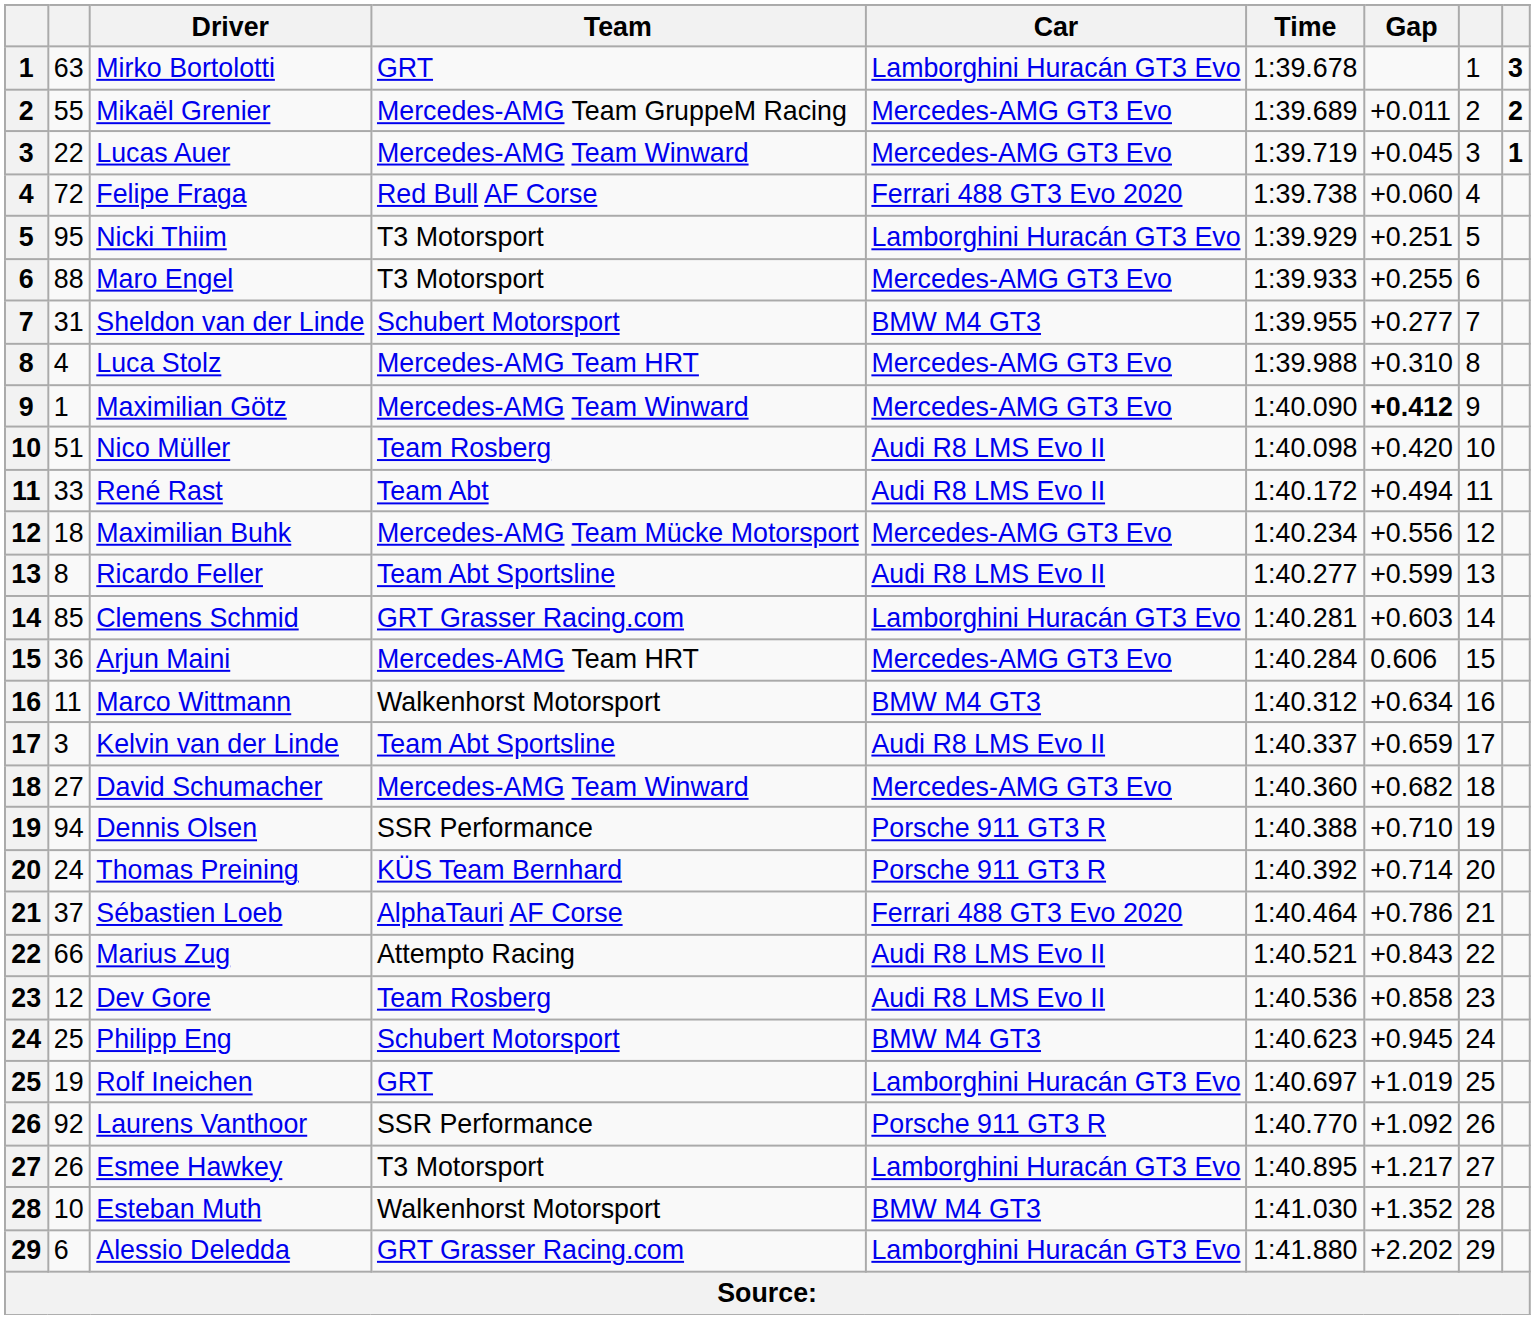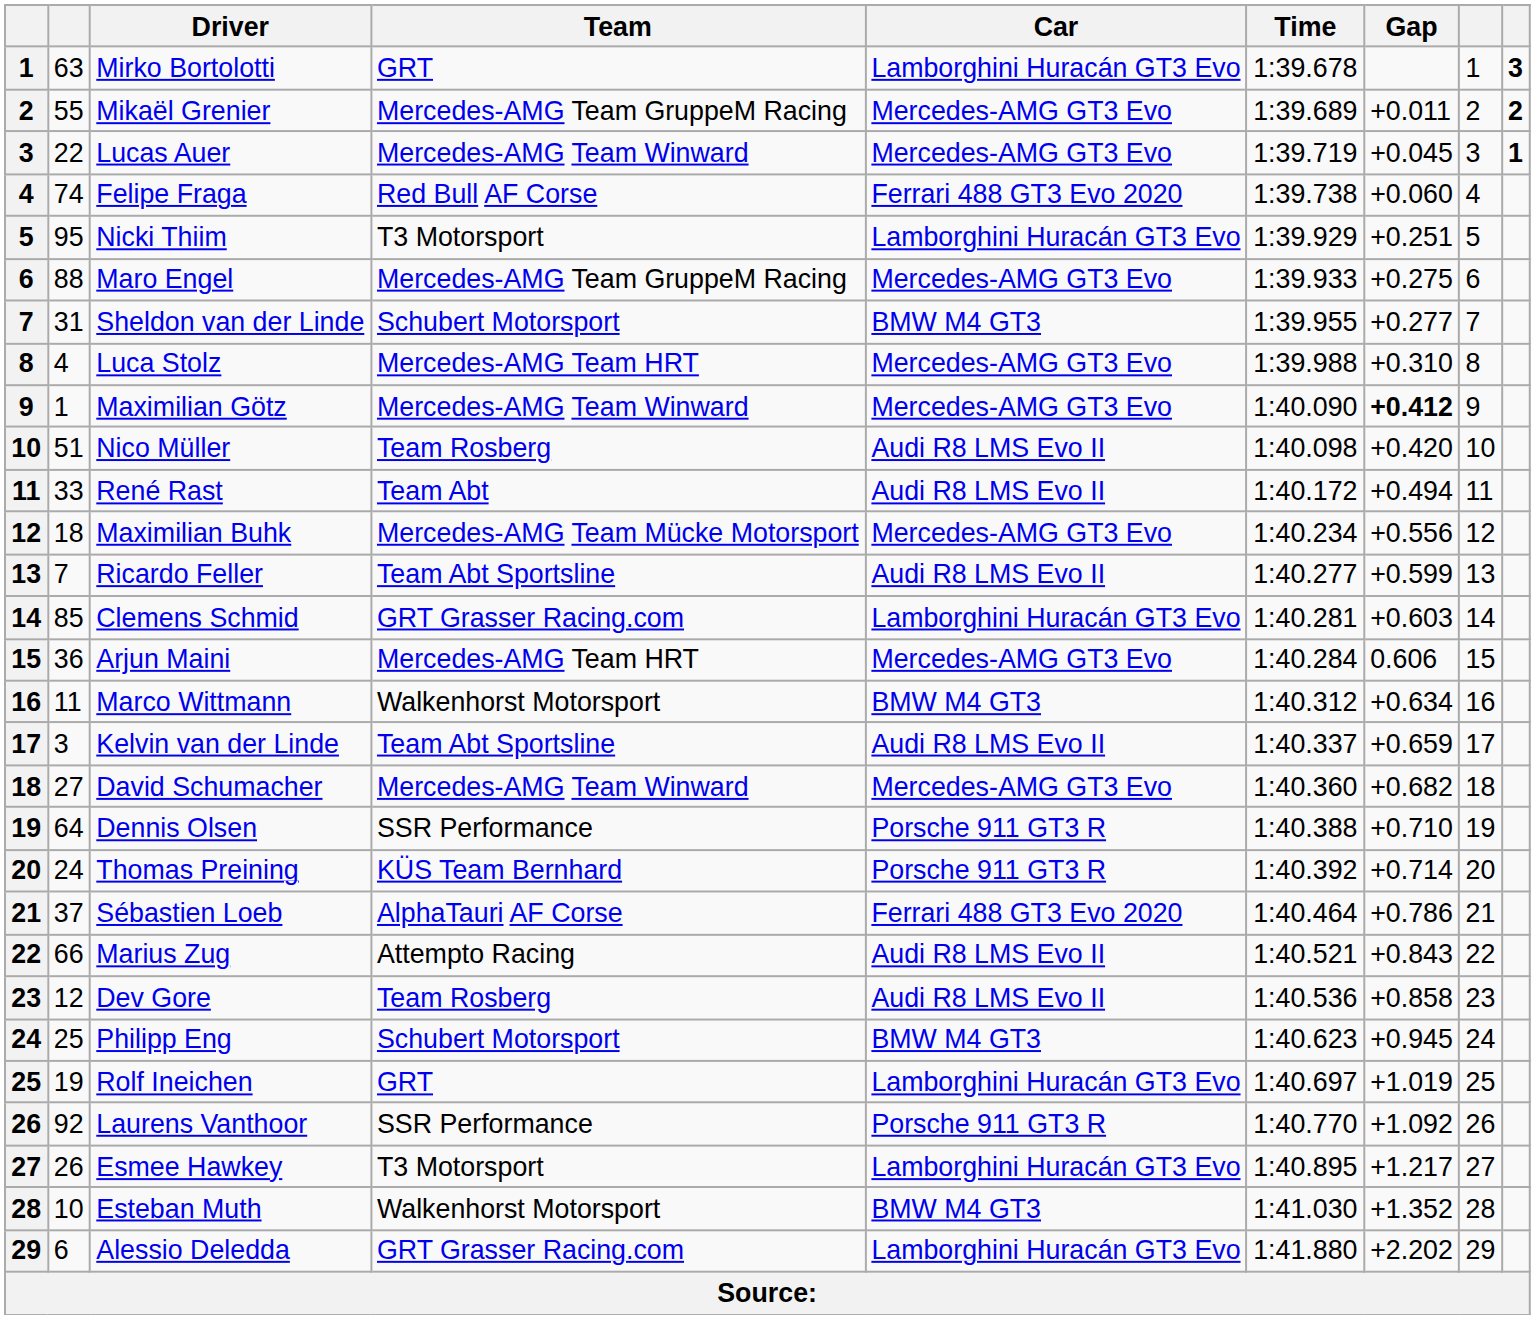(69, 195) 72 -> (69, 195) 74
(460, 279) T3 Motorsport -> (612, 279) Mercedes-AMG Team GruppeM Racing
(1412, 279) +0.255 -> (1412, 279) +0.275
(61, 575) 8 -> (61, 575) 7
(69, 828) 94 -> (69, 828) 64
